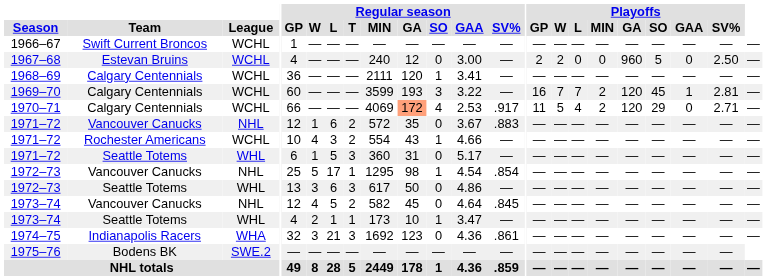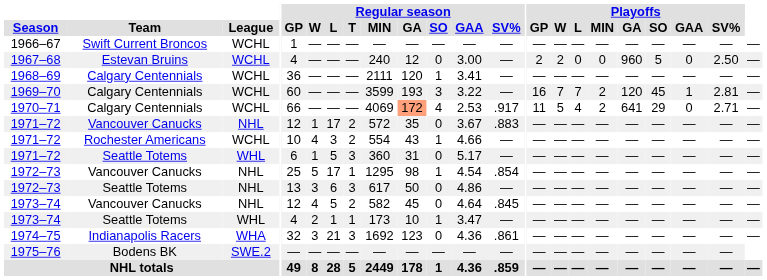(632, 108) 120 -> (632, 108) 641
(334, 124) 6 -> (333, 124) 17
(251, 188) WHL -> (251, 188) NHL
